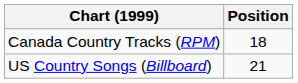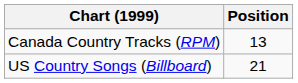(258, 41) 18 -> (258, 41) 13
